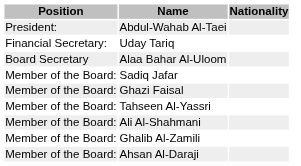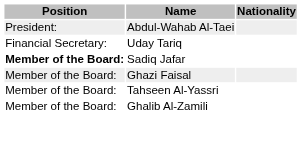- row: (173, 59)
(61, 75) normal -> (65, 59) bold
- row: (160, 122)
- row: (159, 154)
